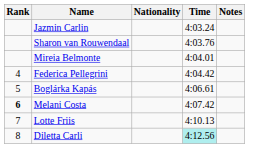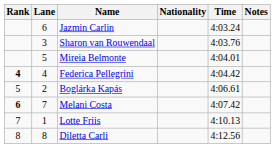+ column: (44, 12)
(18, 74) normal -> (18, 74) bold
(200, 136) paleturquoise background -> (225, 136) no background
